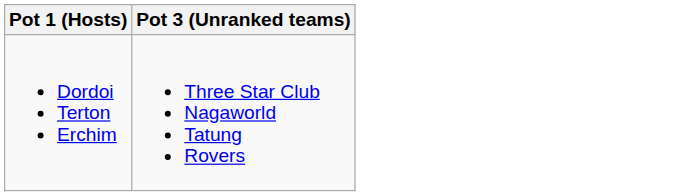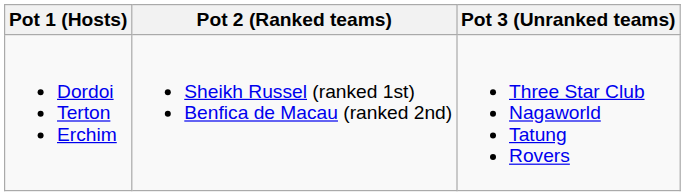+ column: (294, 19)
